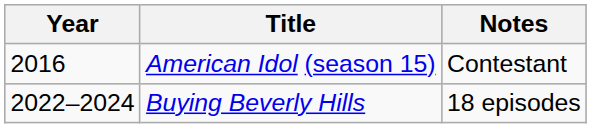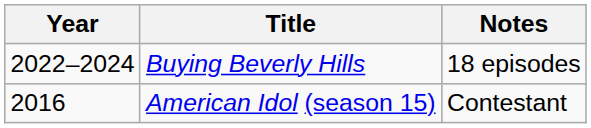rows swapped: (256, 102) <-> (291, 63)
